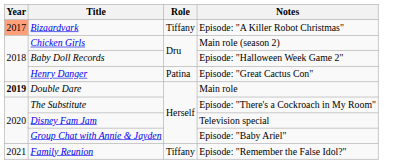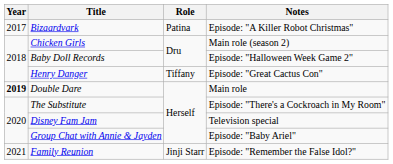(16, 27) lightsalmon background -> (16, 27) no background
(180, 27) Tiffany -> (178, 27) Patina
(178, 74) Patina -> (180, 74) Tiffany
(180, 151) Tiffany -> (185, 151) Jinji Starr
